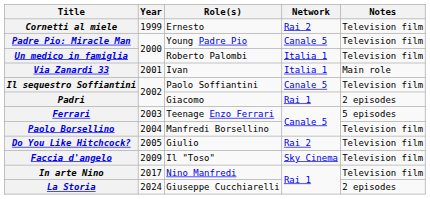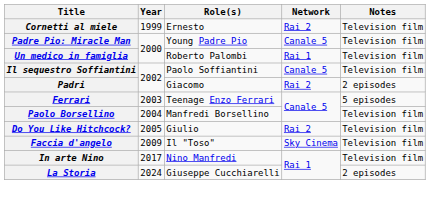(306, 56) Italia 1 -> (297, 56) Rai 1
- row: (71, 70)
(297, 99) Rai 1 -> (297, 85) Rai 2
